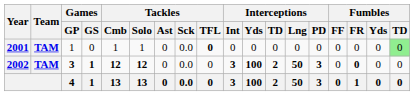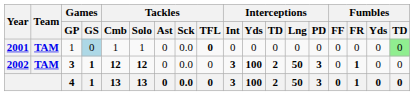(92, 47) no background -> (92, 47) lightblue background
(357, 64) 0 -> (357, 64) 1
